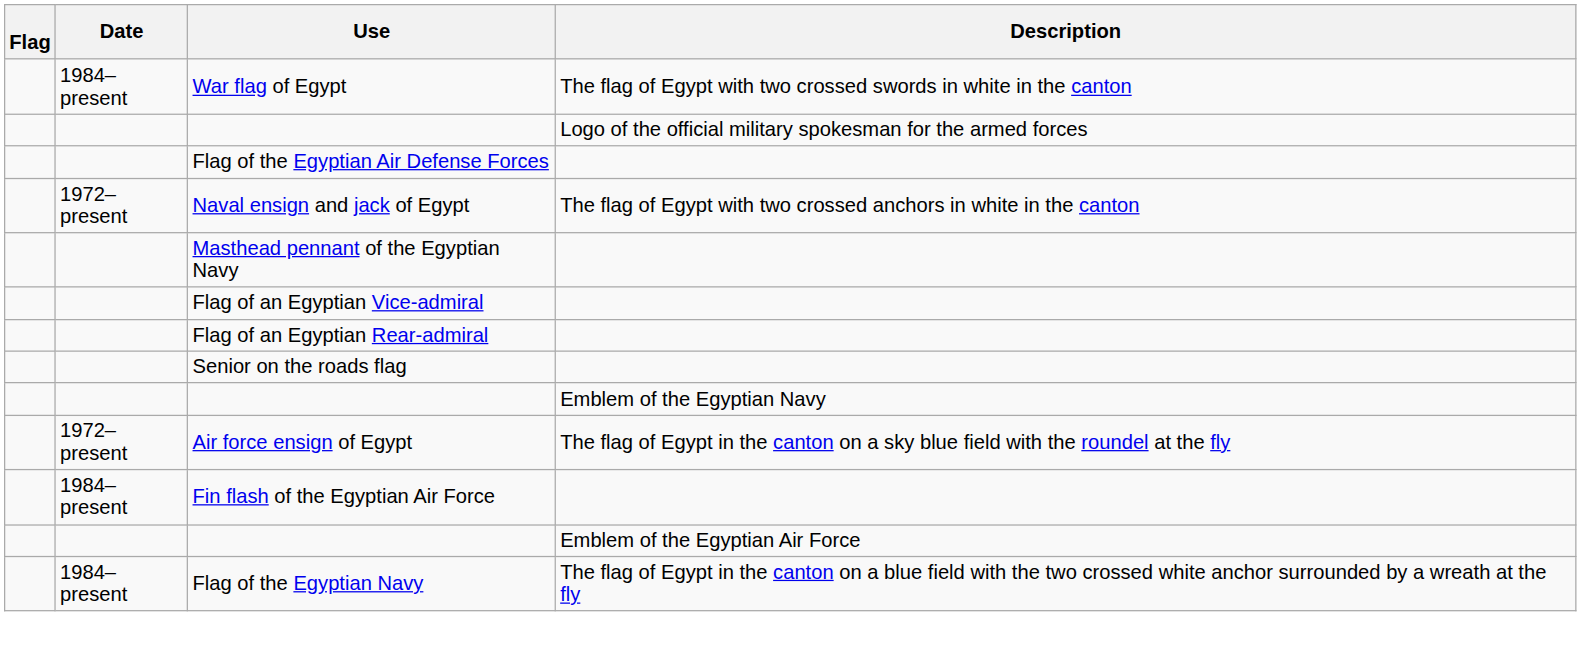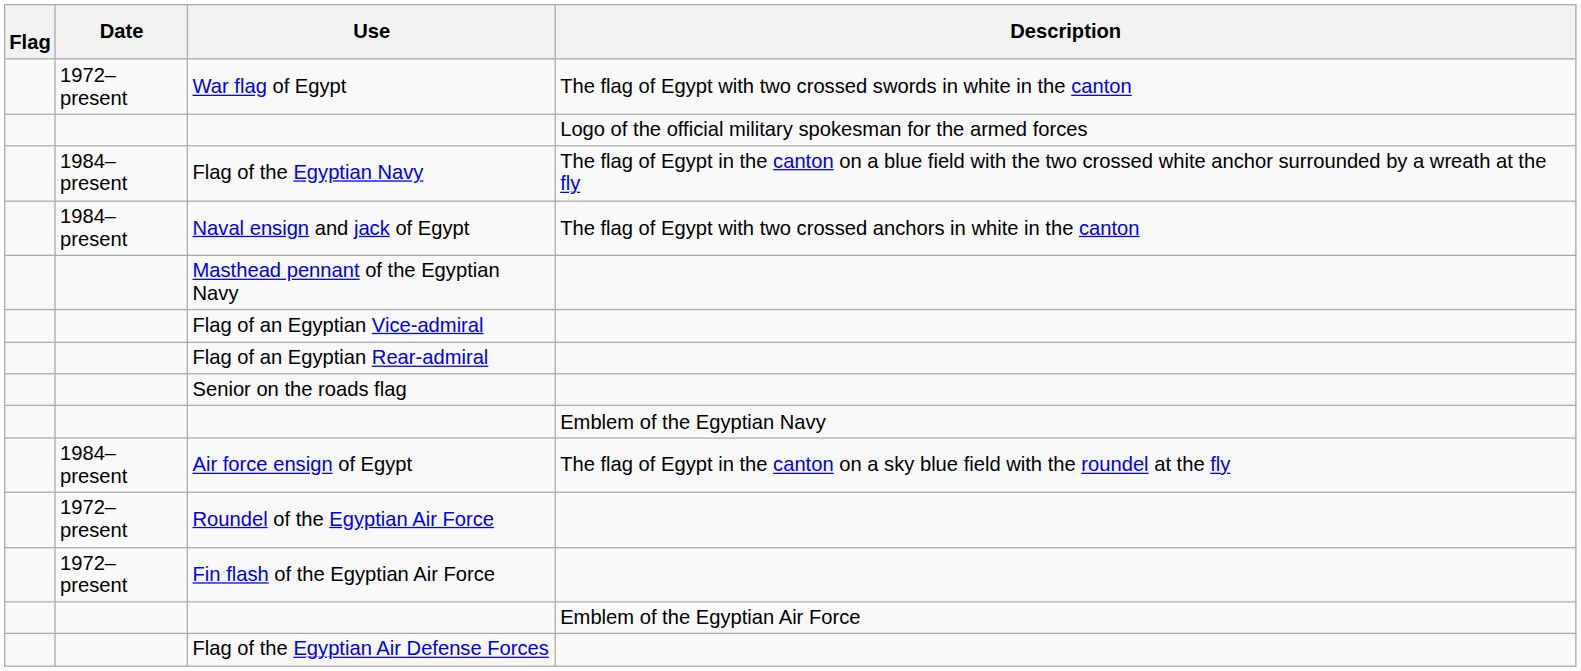(94, 86) 1984–present -> (94, 86) 1972–present
rows swapped: (308, 583) <-> (371, 161)
(94, 205) 1972–present -> (94, 227) 1984–present
(94, 442) 1972–present -> (94, 464) 1984–present
+ row: (343, 519)
(94, 496) 1984–present -> (94, 574) 1972–present
